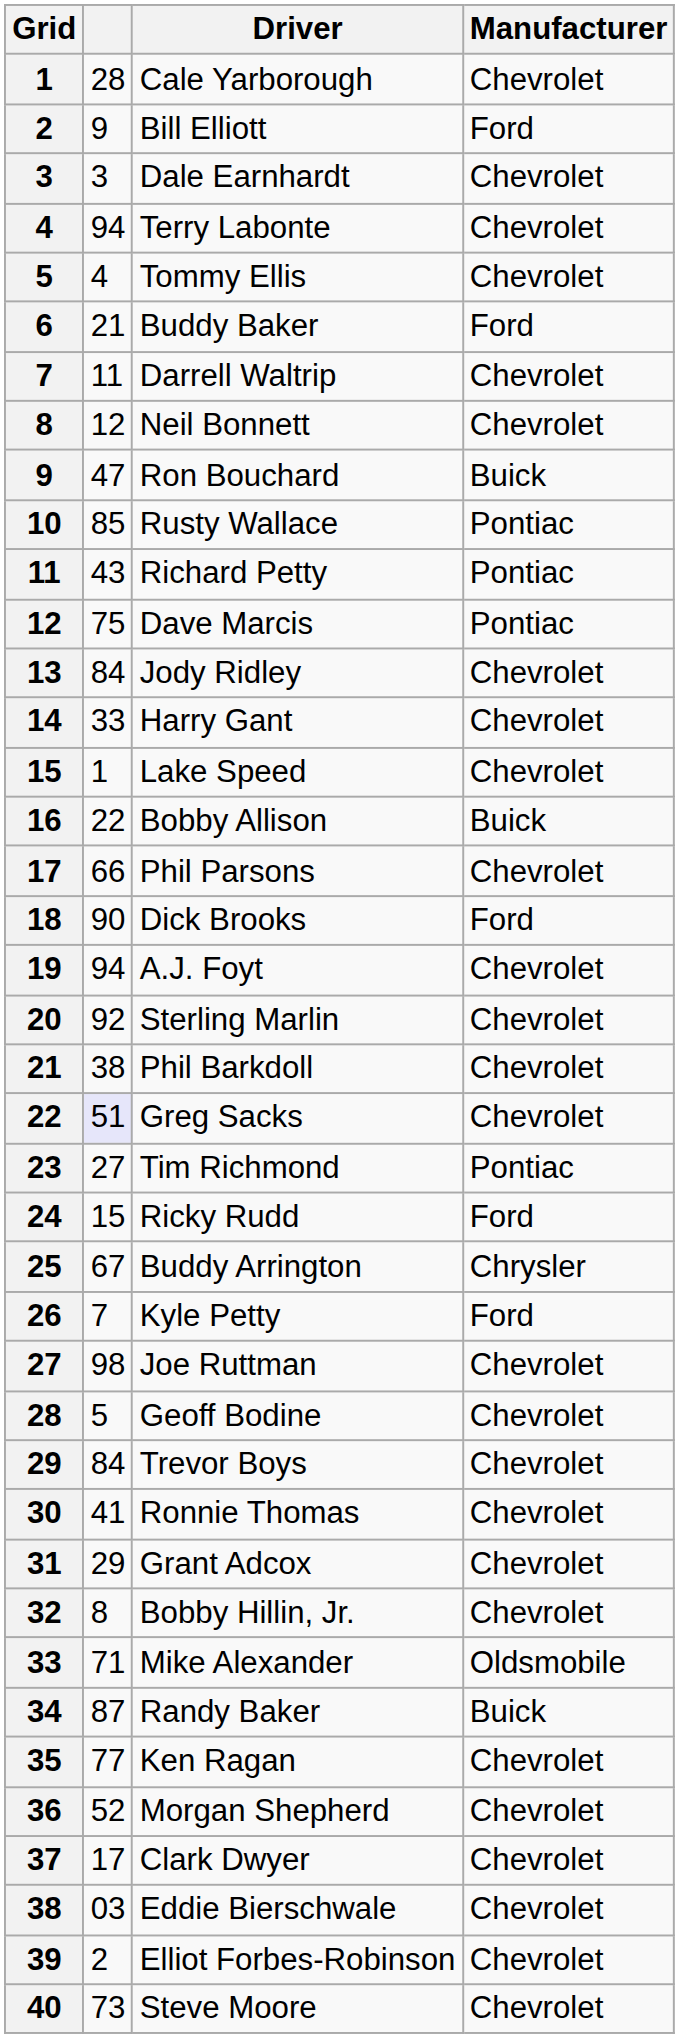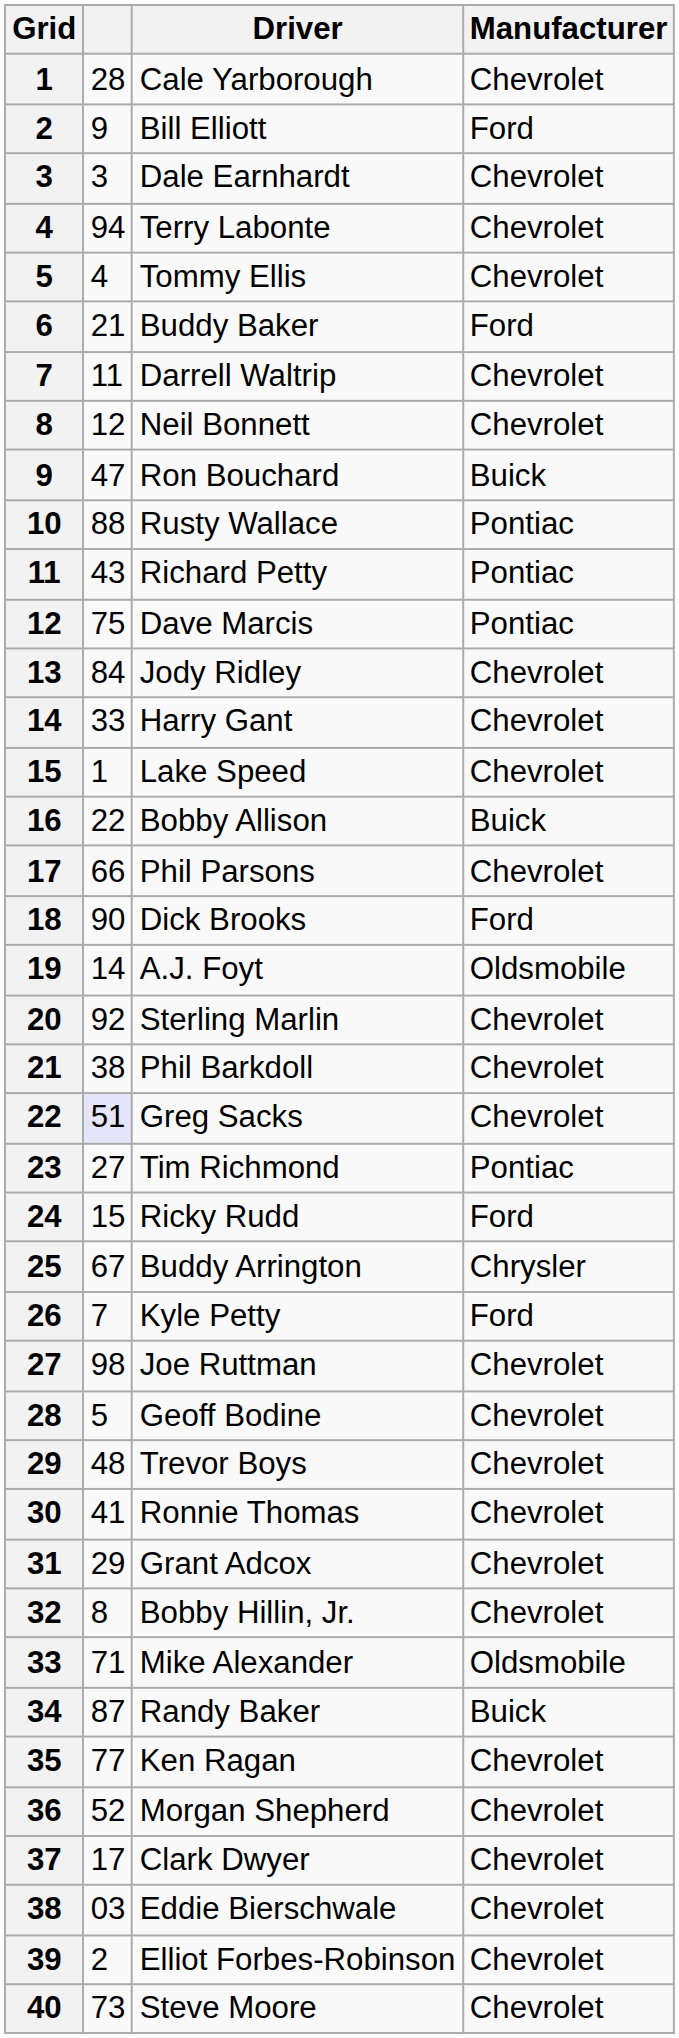(108, 524) 85 -> (108, 524) 88
(108, 969) 94 -> (108, 969) 14
(537, 969) Chevrolet -> (548, 969) Oldsmobile
(108, 1464) 84 -> (108, 1464) 48
